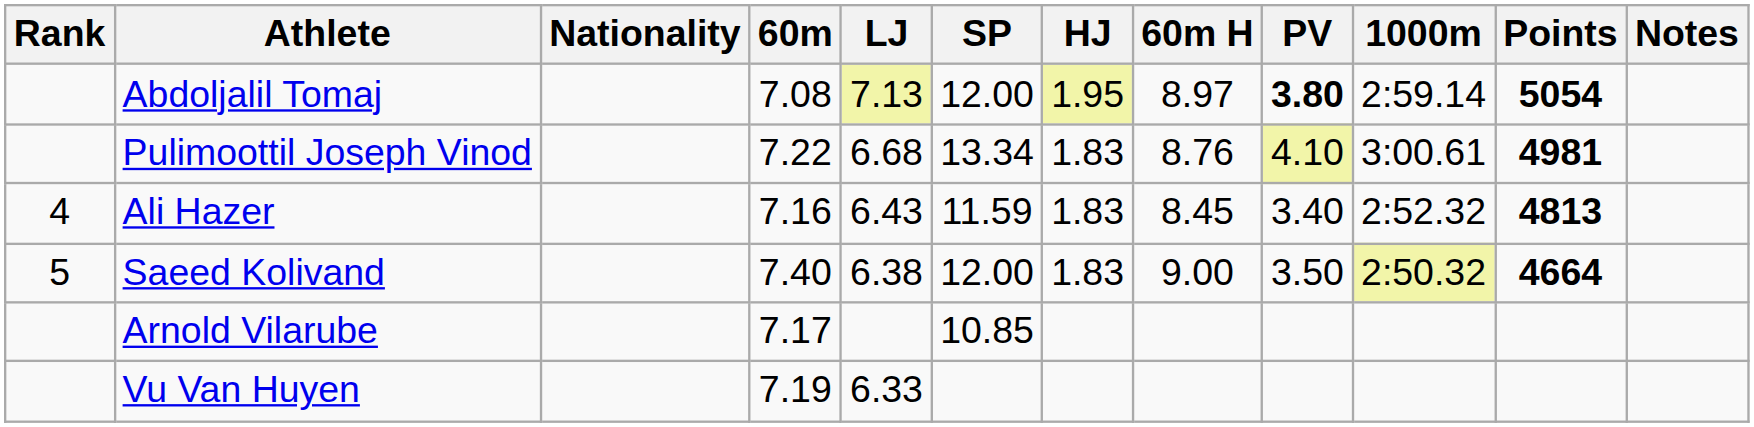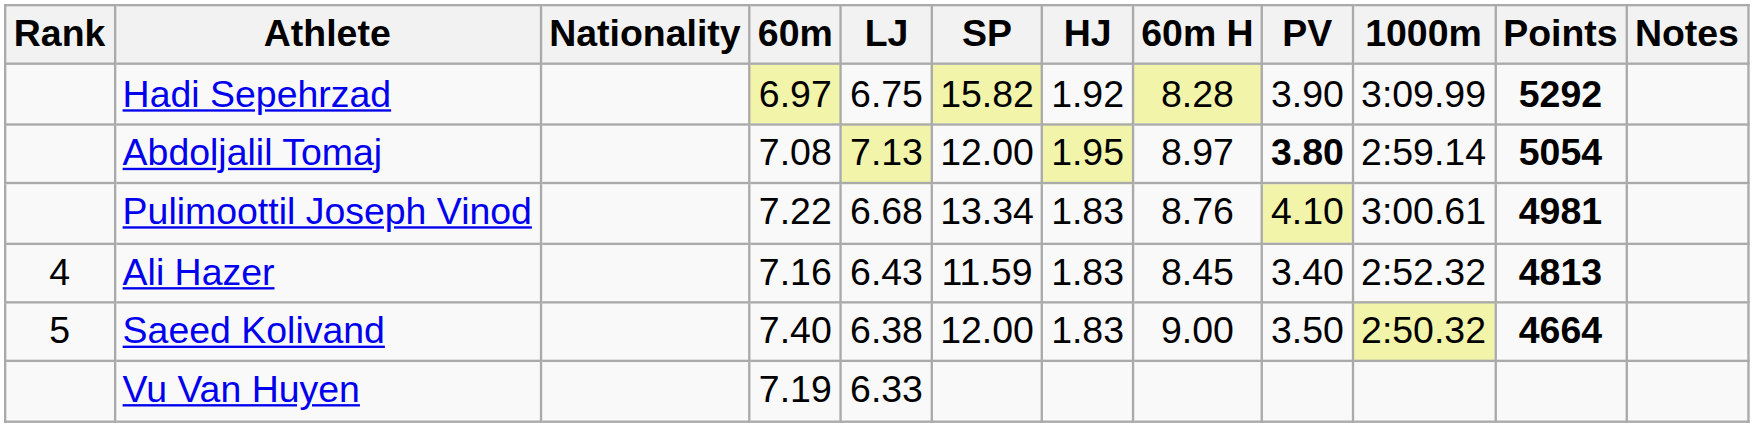+ row: (257, 93)
- row: (250, 331)
